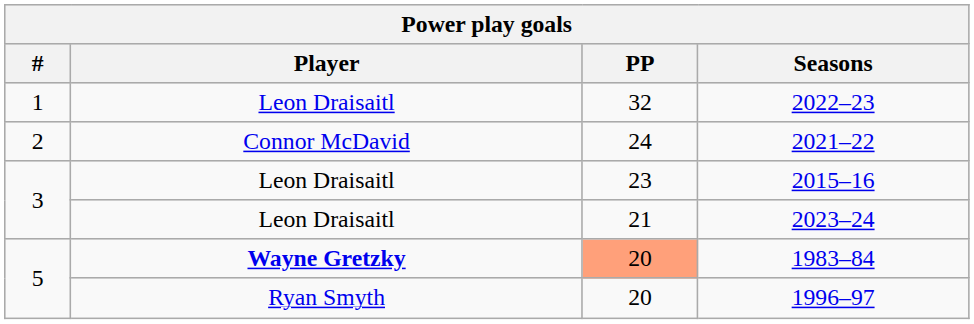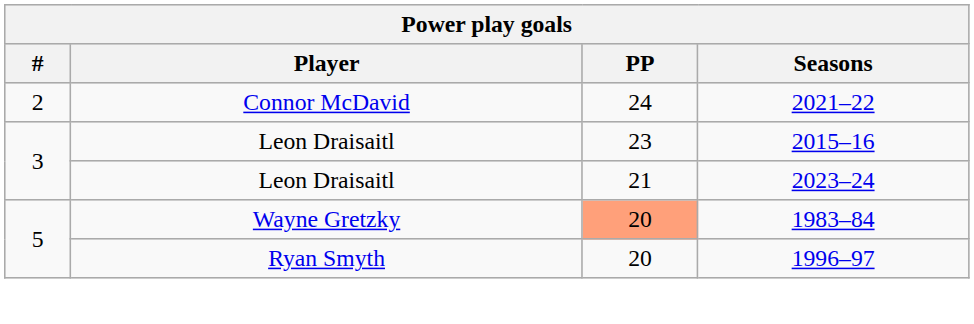- row: (833, 102)
(327, 258) bold -> (327, 219) normal
